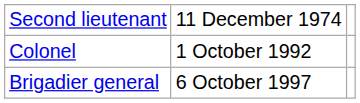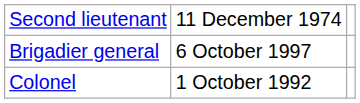rows swapped: (43, 51) <-> (84, 82)
